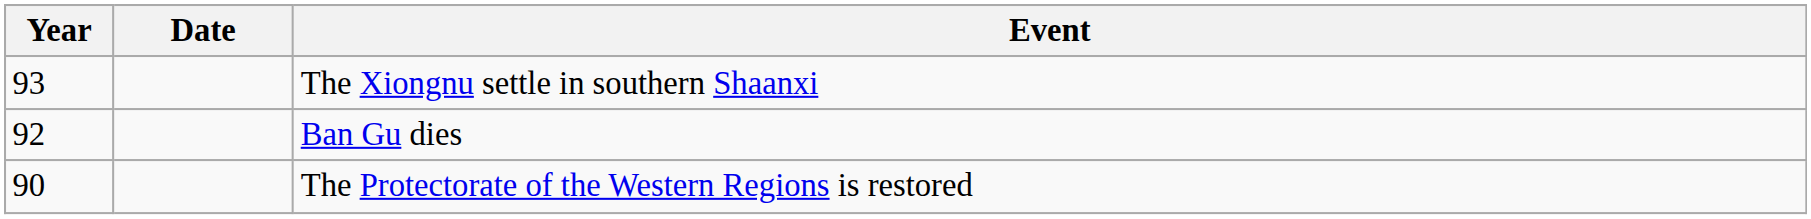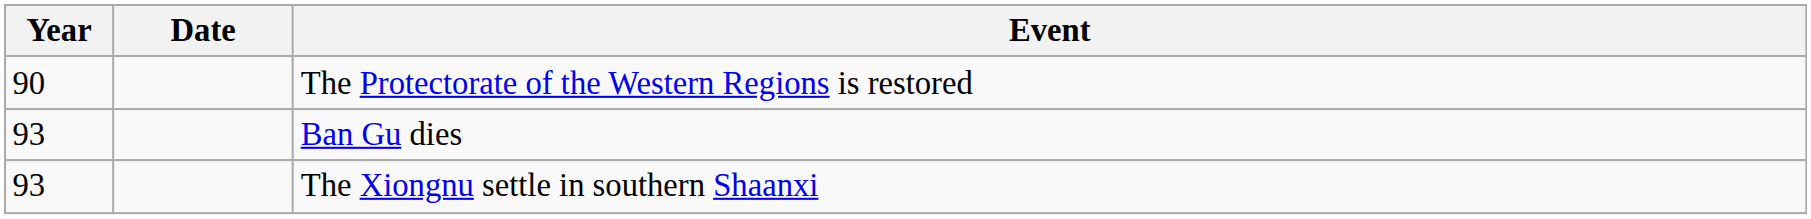rows swapped: (637, 185) <-> (560, 82)
(29, 133) 92 -> (29, 133) 93
